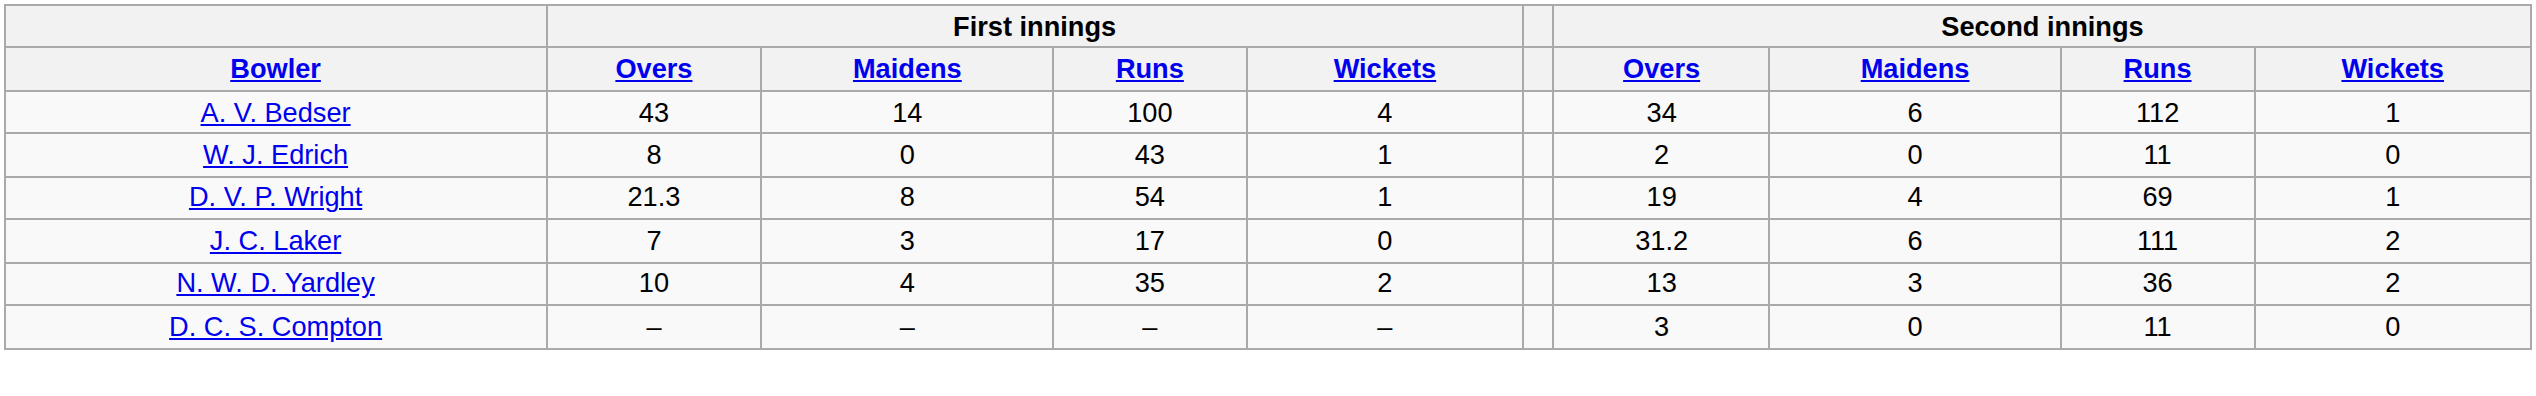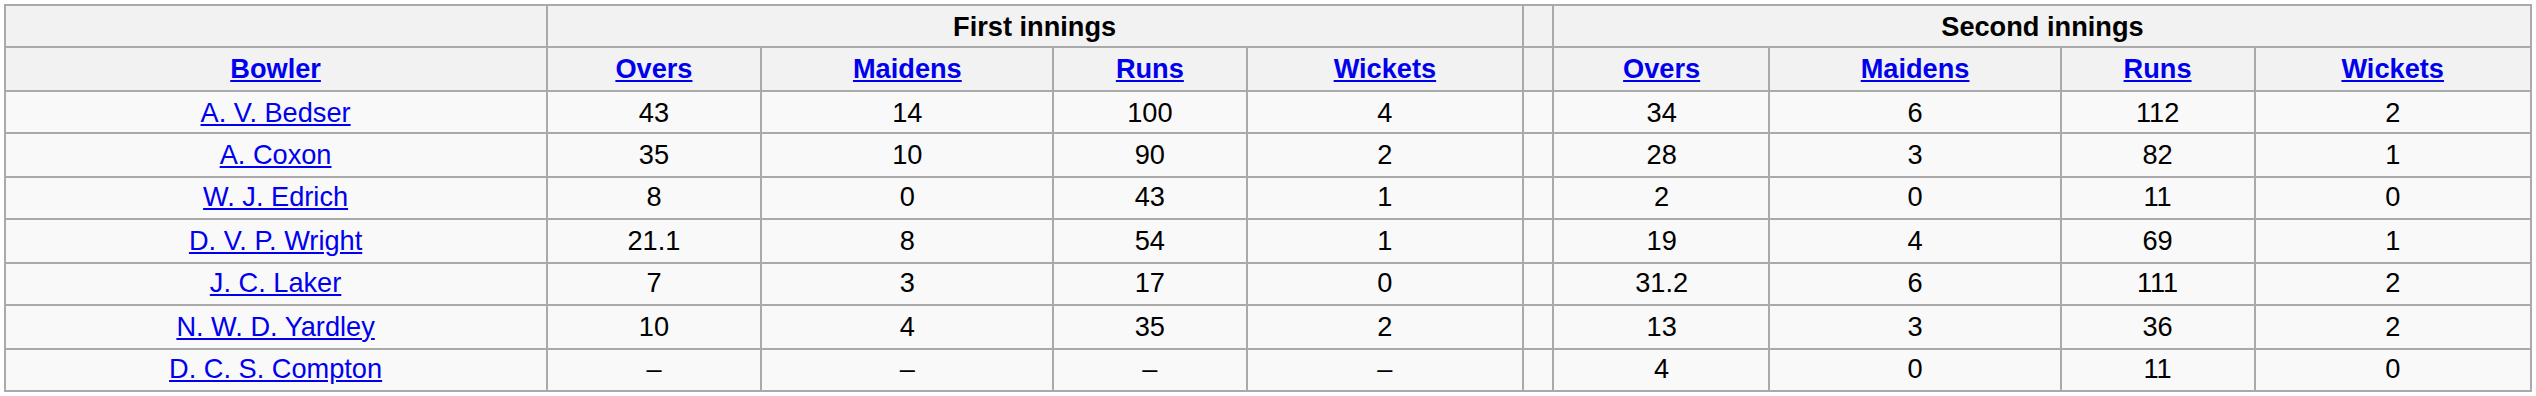(2393, 112) 1 -> (2393, 112) 2
+ row: (276, 155)
(654, 198) 21.3 -> (654, 240) 21.1
(1662, 326) 3 -> (1662, 369) 4
